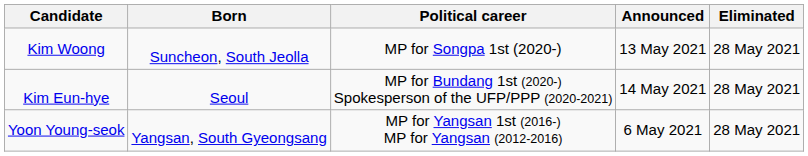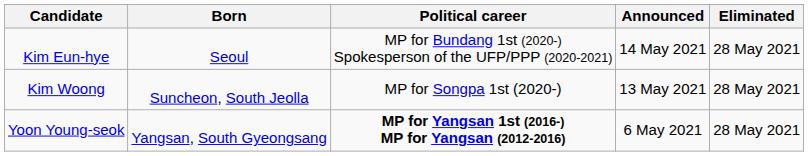rows swapped: (66, 97) <-> (66, 48)
(473, 130) normal -> (473, 130) bold
